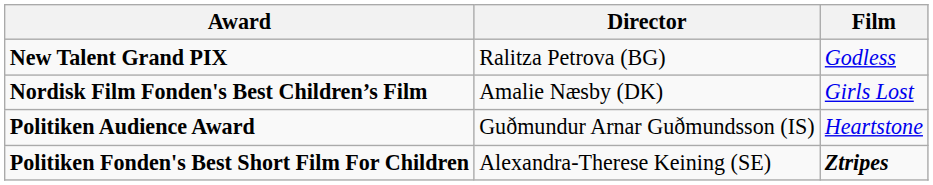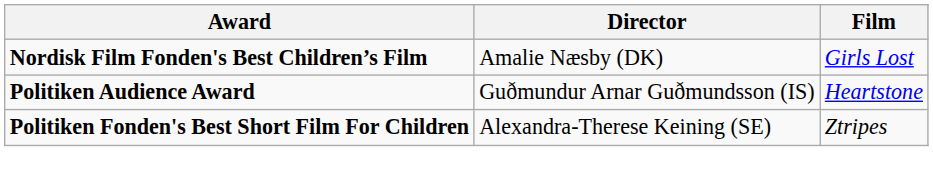- row: (119, 57)
(857, 162) bold -> (856, 127) normal
